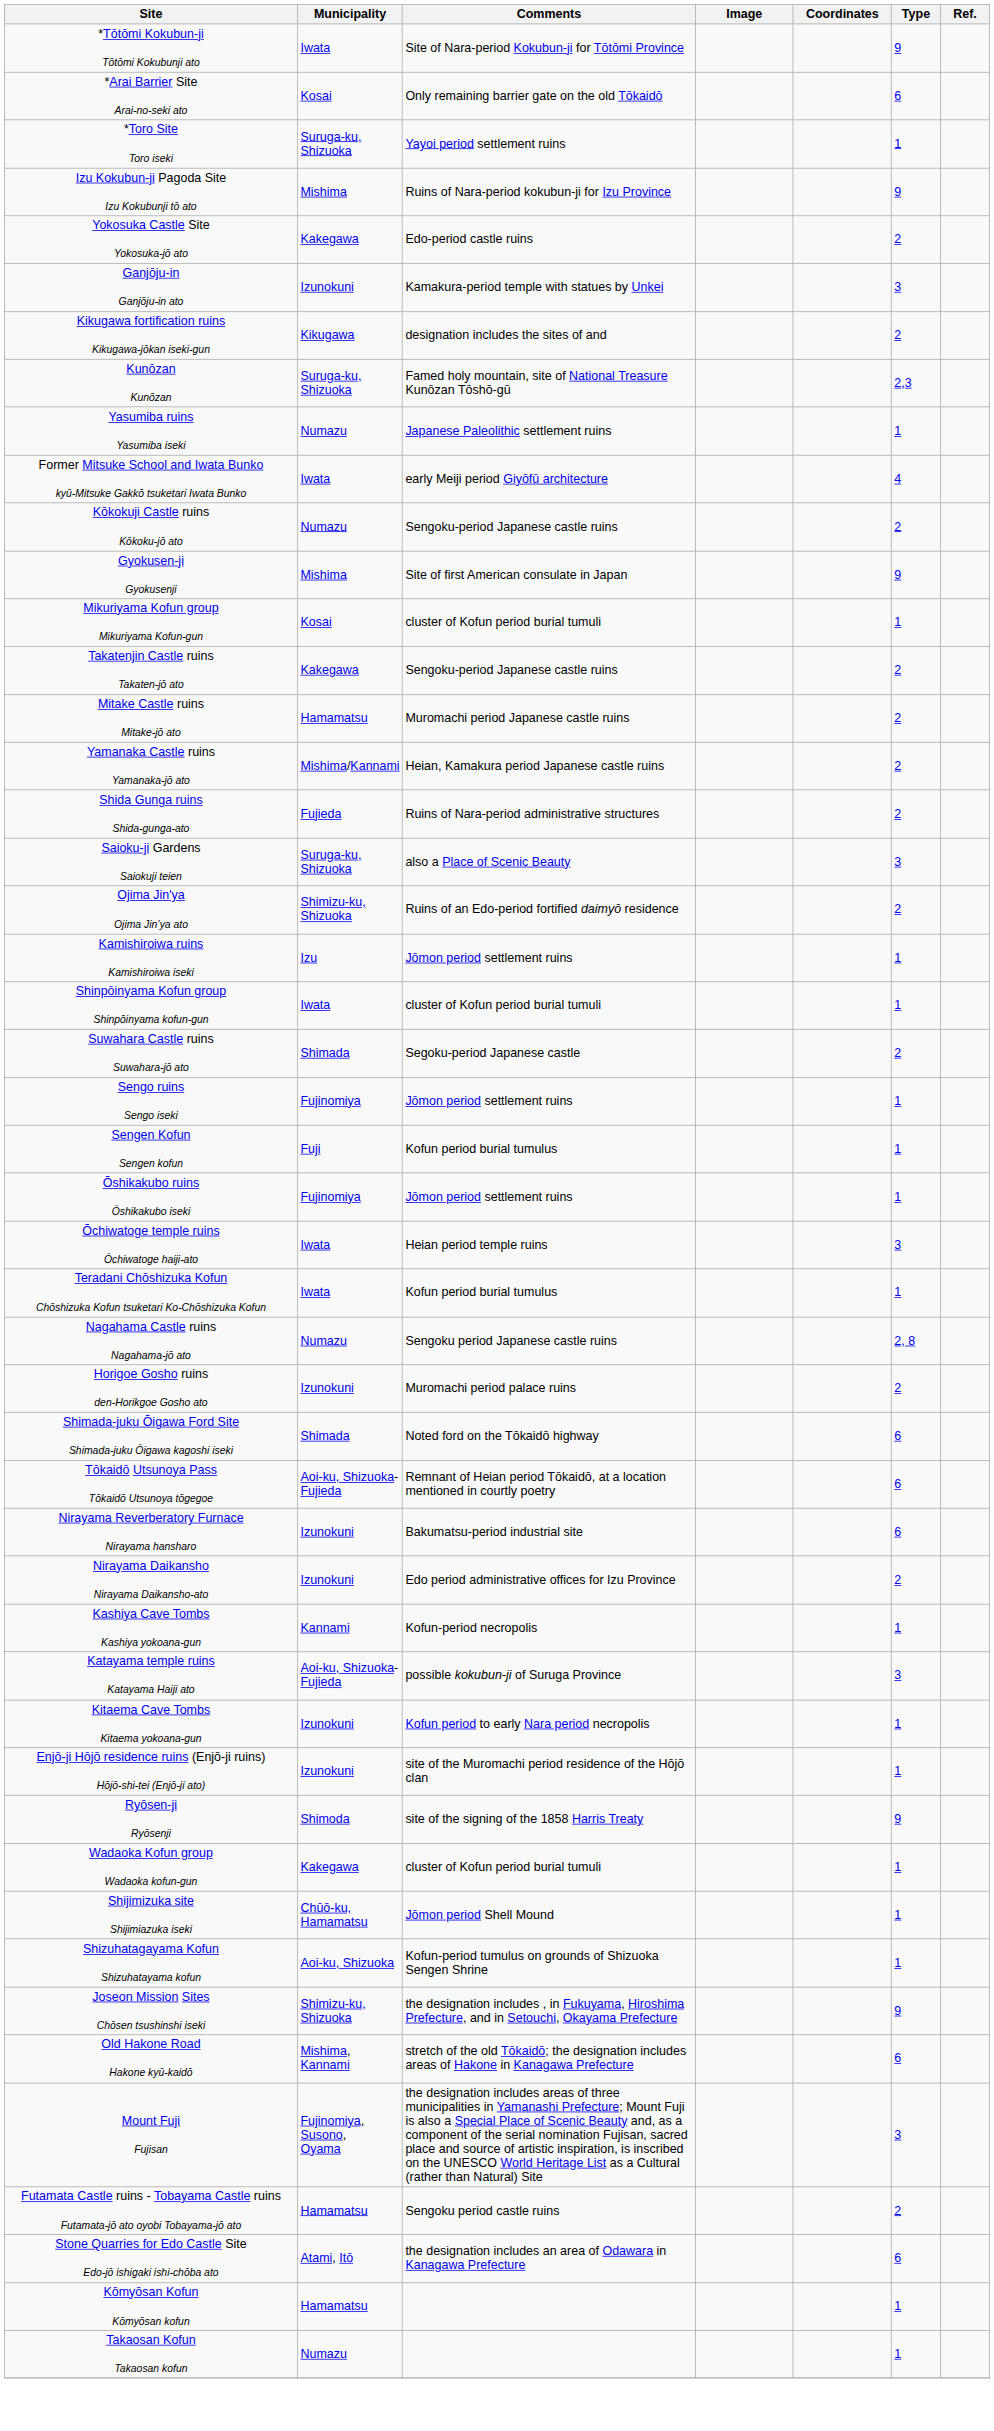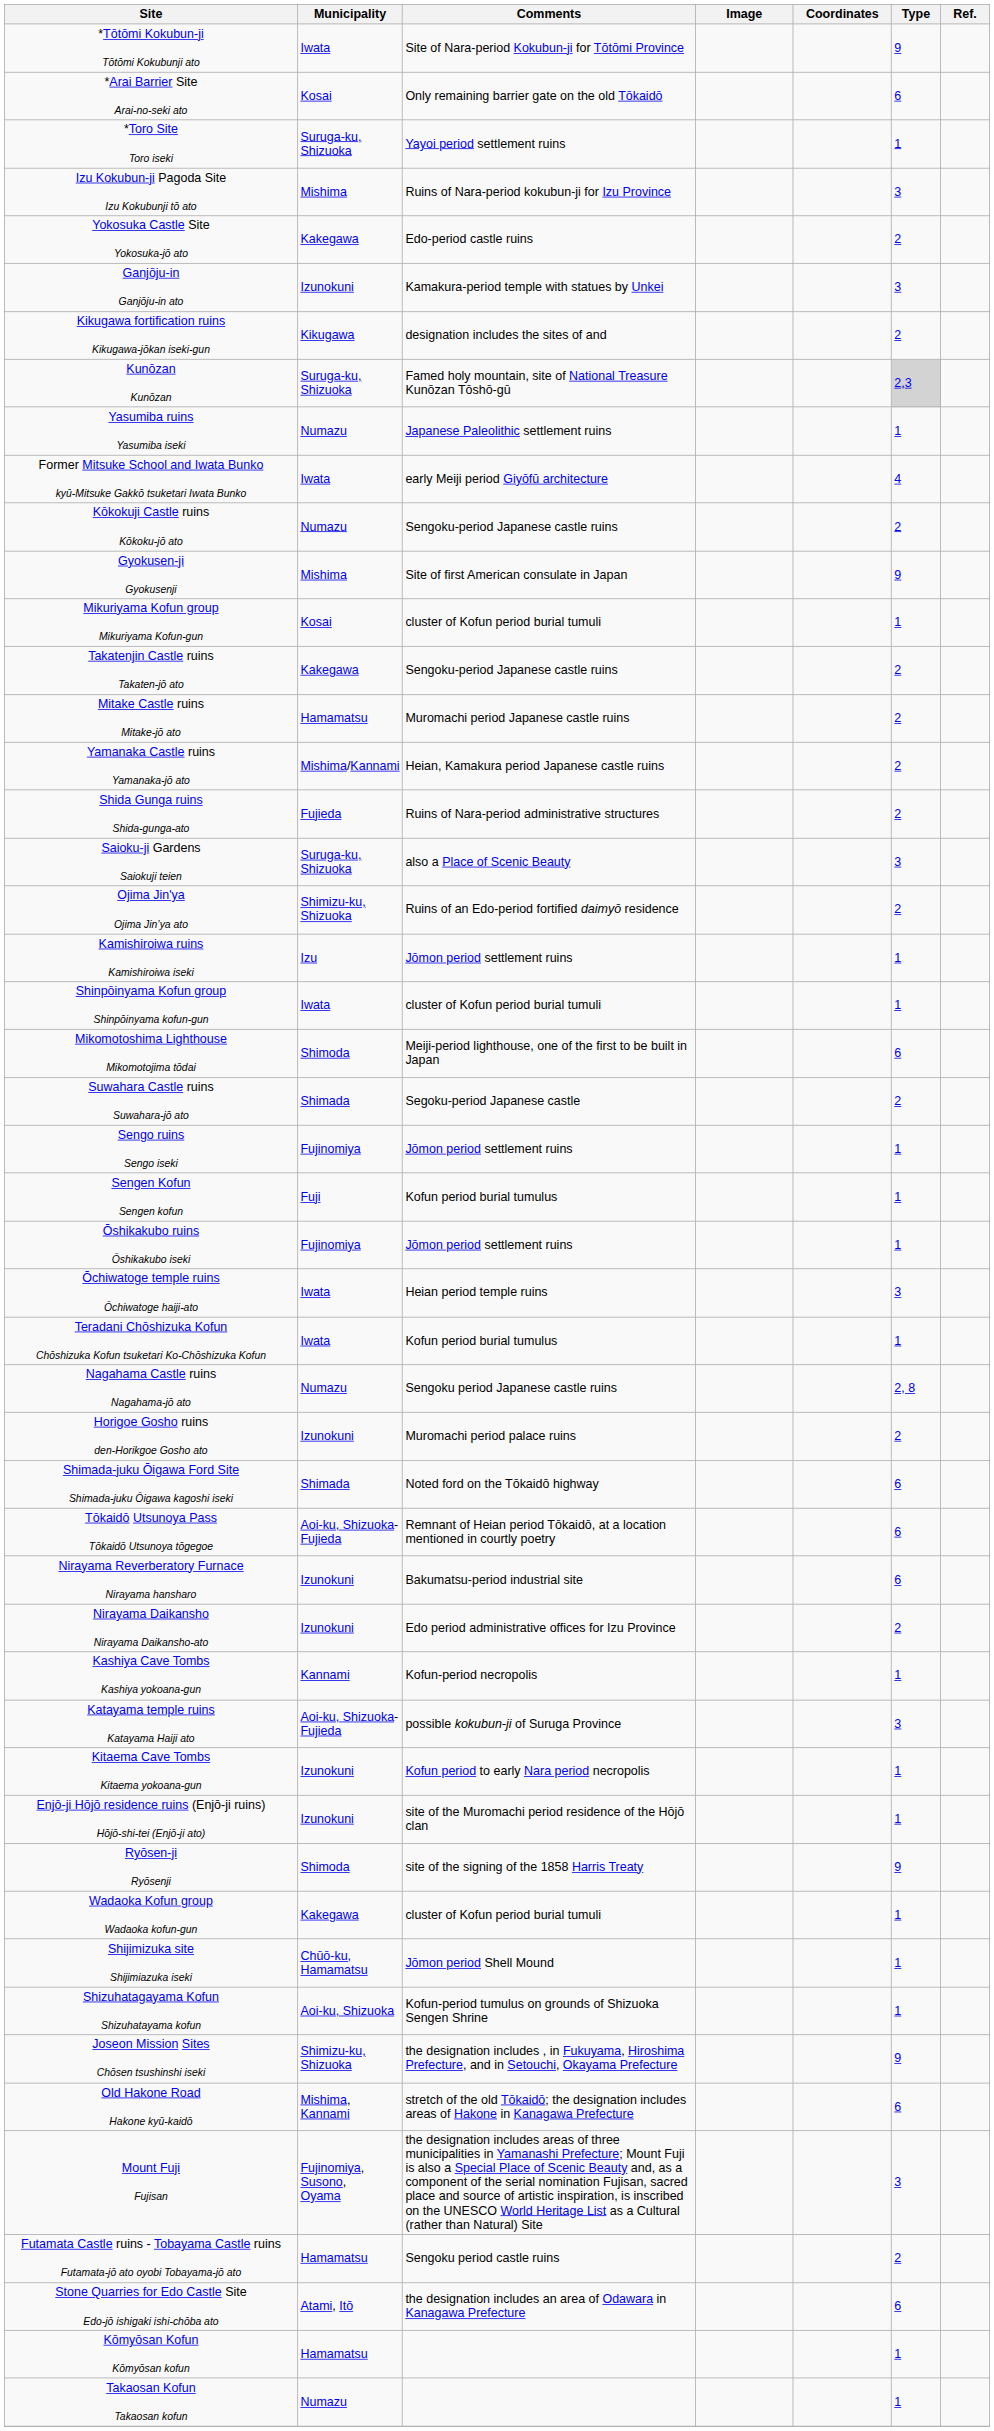(898, 191) 9 -> (898, 191) 3
(903, 383) no background -> (903, 383) lightgrey background
+ row: (151, 1053)
